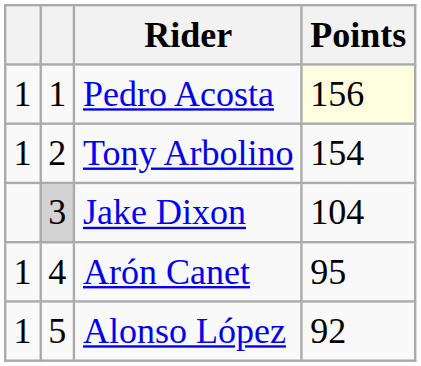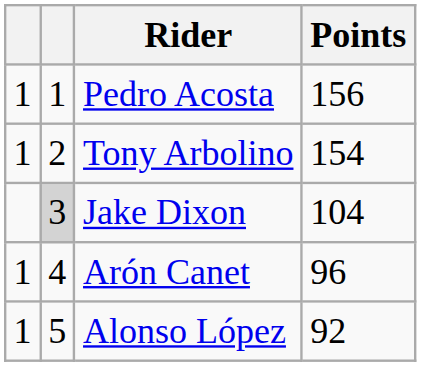(337, 93) lightyellow background -> (337, 93) no background
(328, 271) 95 -> (328, 271) 96
